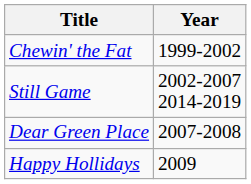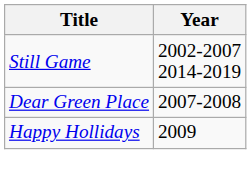- row: (70, 50)
